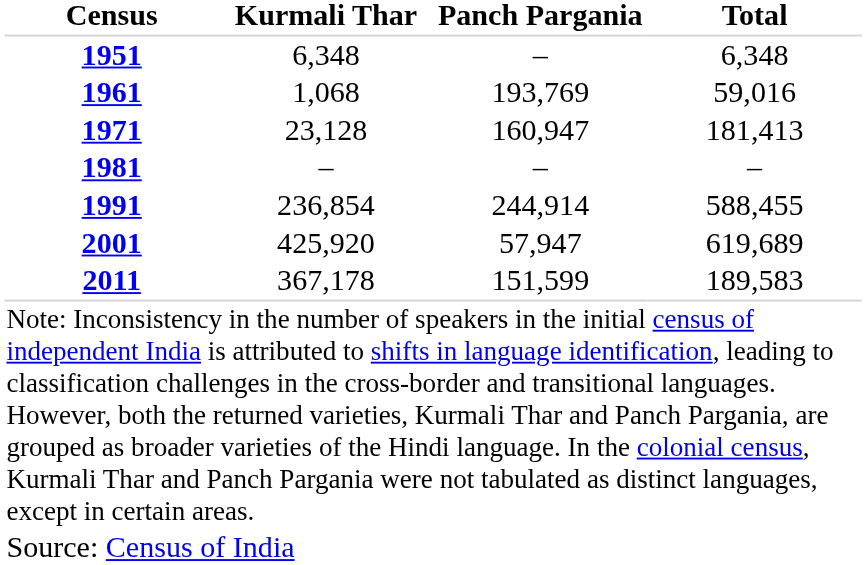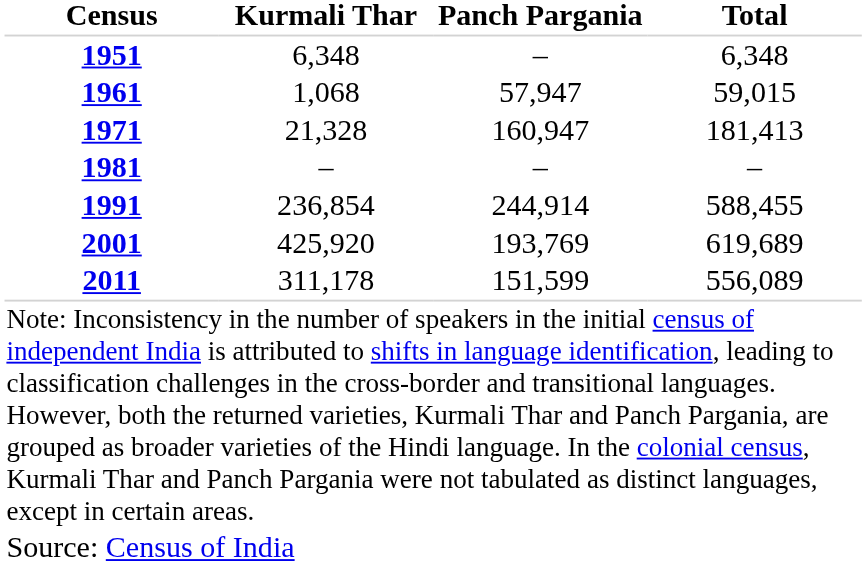(540, 92) 193,769 -> (540, 92) 57,947
(755, 92) 59,016 -> (755, 92) 59,015
(326, 130) 23,128 -> (326, 130) 21,328
(540, 242) 57,947 -> (540, 242) 193,769
(326, 280) 367,178 -> (326, 280) 311,178
(755, 280) 189,583 -> (755, 280) 556,089
